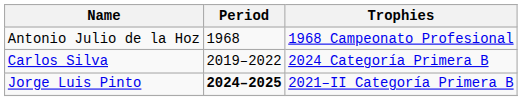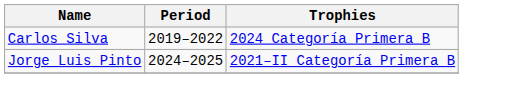- row: (104, 39)
(244, 84) bold -> (186, 61) normal
